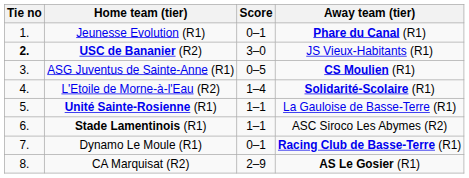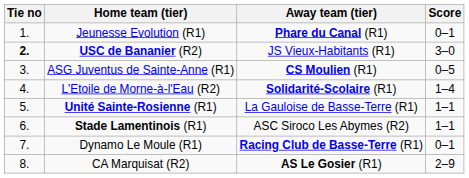columns swapped: (256, 13) <-> (370, 13)
